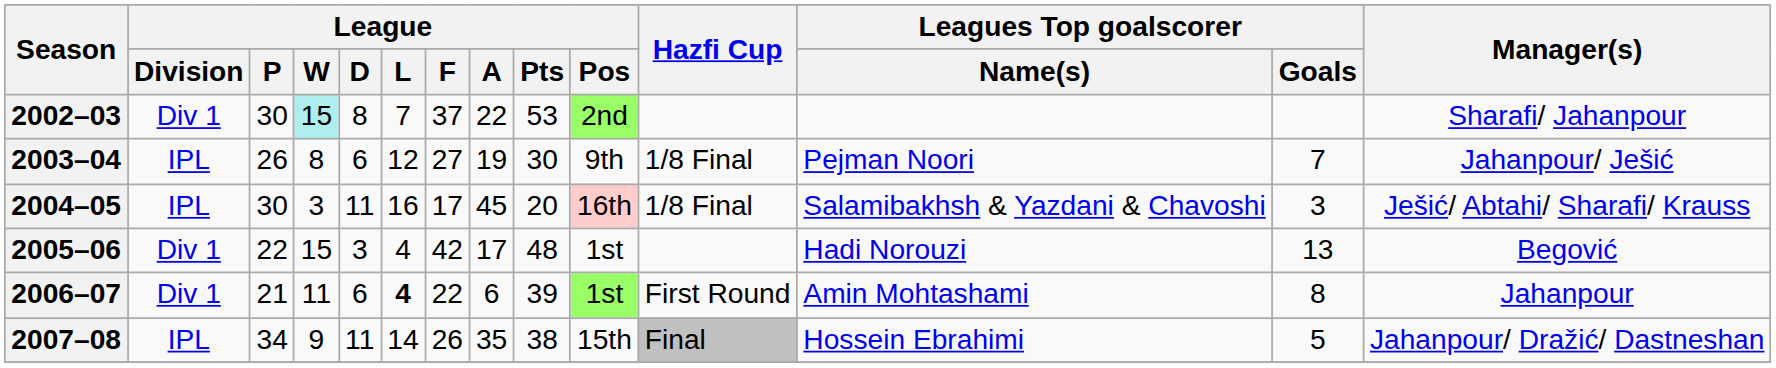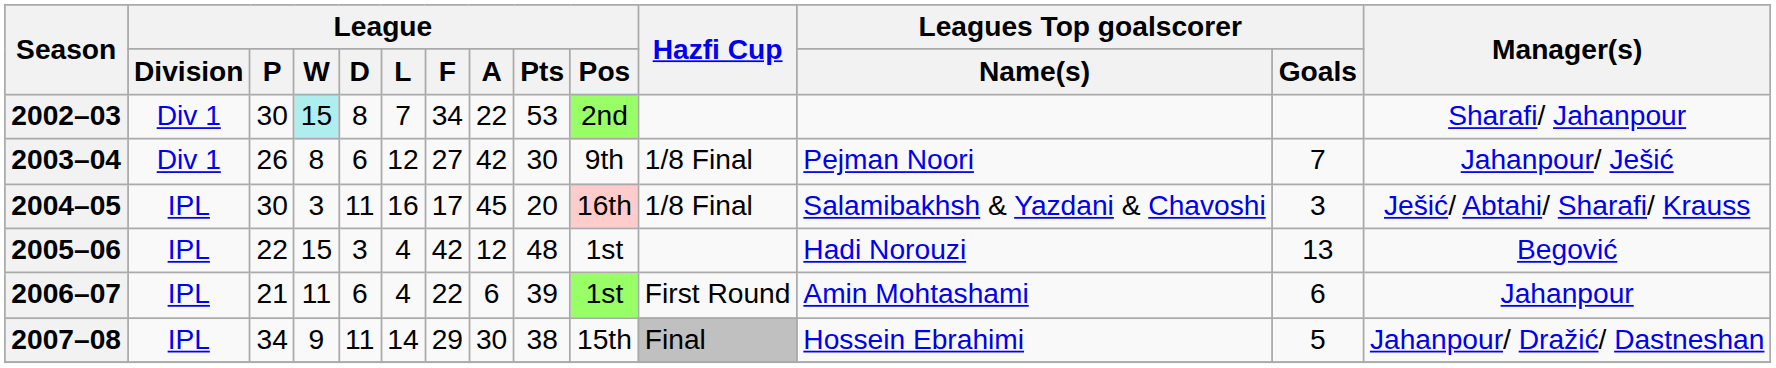(447, 116) 37 -> (447, 116) 34
(189, 160) IPL -> (189, 160) Div 1
(492, 160) 19 -> (492, 160) 42
(189, 250) Div 1 -> (189, 250) IPL
(492, 250) 17 -> (492, 250) 12
(189, 294) Div 1 -> (189, 294) IPL
(403, 294) bold -> (403, 294) normal
(1318, 294) 8 -> (1318, 294) 6
(447, 339) 26 -> (447, 339) 29
(492, 339) 35 -> (492, 339) 30
